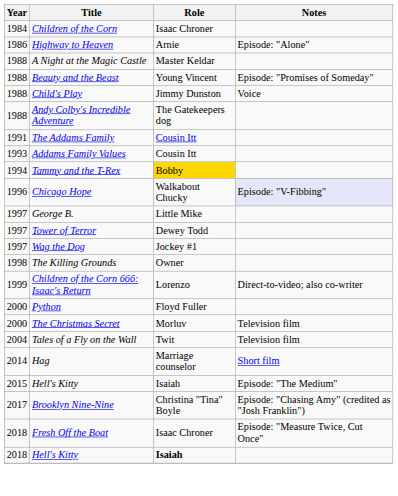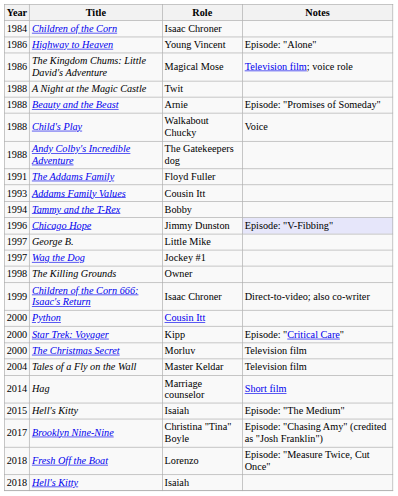(167, 45) Arnie -> (195, 45) Young Vincent
+ row: (17, 67)
(185, 61) Master Keldar -> (174, 89) Twit
(186, 77) Young Vincent -> (176, 105) Arnie
(188, 93) Jimmy Dunston -> (187, 127) Walkabout Chucky
(176, 137) Cousin Itt -> (190, 177) Floyd Fuller
(169, 170) gold background -> (178, 209) no background
(178, 192) Walkabout Chucky -> (197, 225) Jimmy Dunston
- row: (17, 230)
(173, 285) Lorenzo -> (193, 296) Isaac Chroner
(181, 307) Floyd Fuller -> (185, 318) Cousin Itt
+ row: (17, 334)
(165, 339) Twit -> (194, 367) Master Keldar
(184, 433) Isaac Chroner -> (182, 461) Lorenzo
(169, 455) bold -> (177, 483) normal
